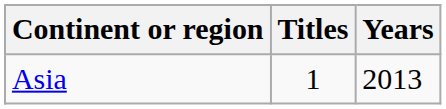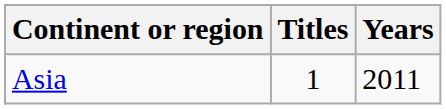(392, 78) 2013 -> (392, 78) 2011
